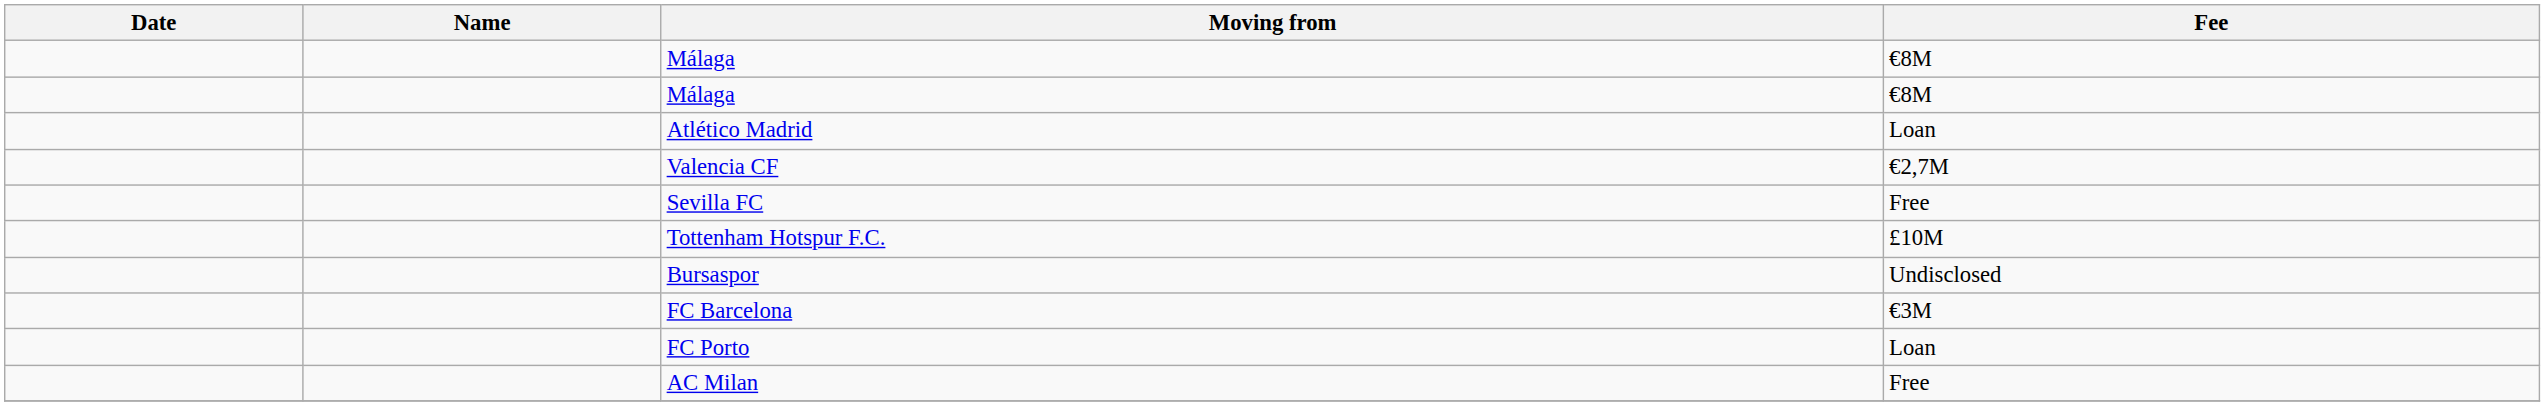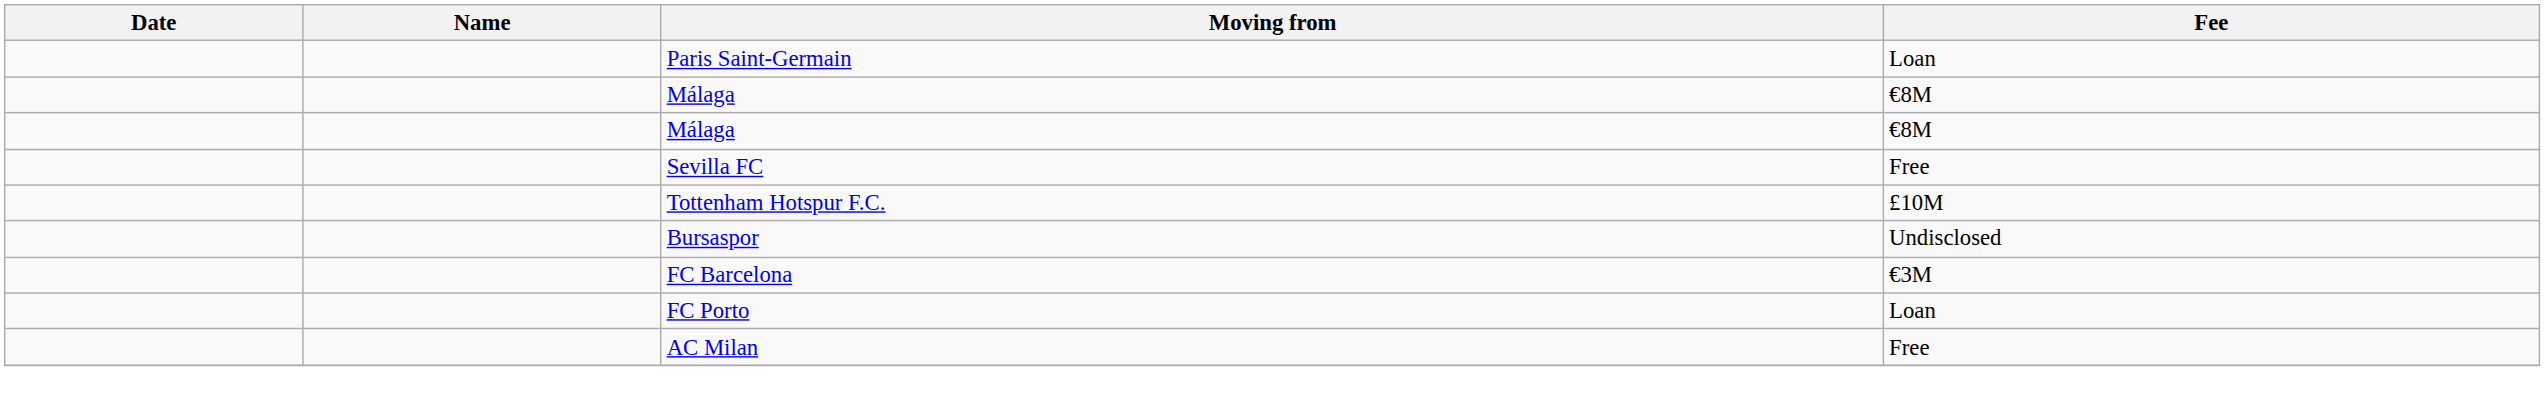+ row: (759, 58)
- row: (740, 130)
- row: (722, 166)
